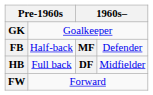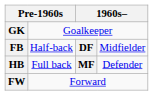(86, 47) MF -> (86, 47) DF
(122, 47) Defender -> (122, 47) Midfielder
(86, 64) DF -> (86, 64) MF
(122, 64) Midfielder -> (122, 64) Defender
